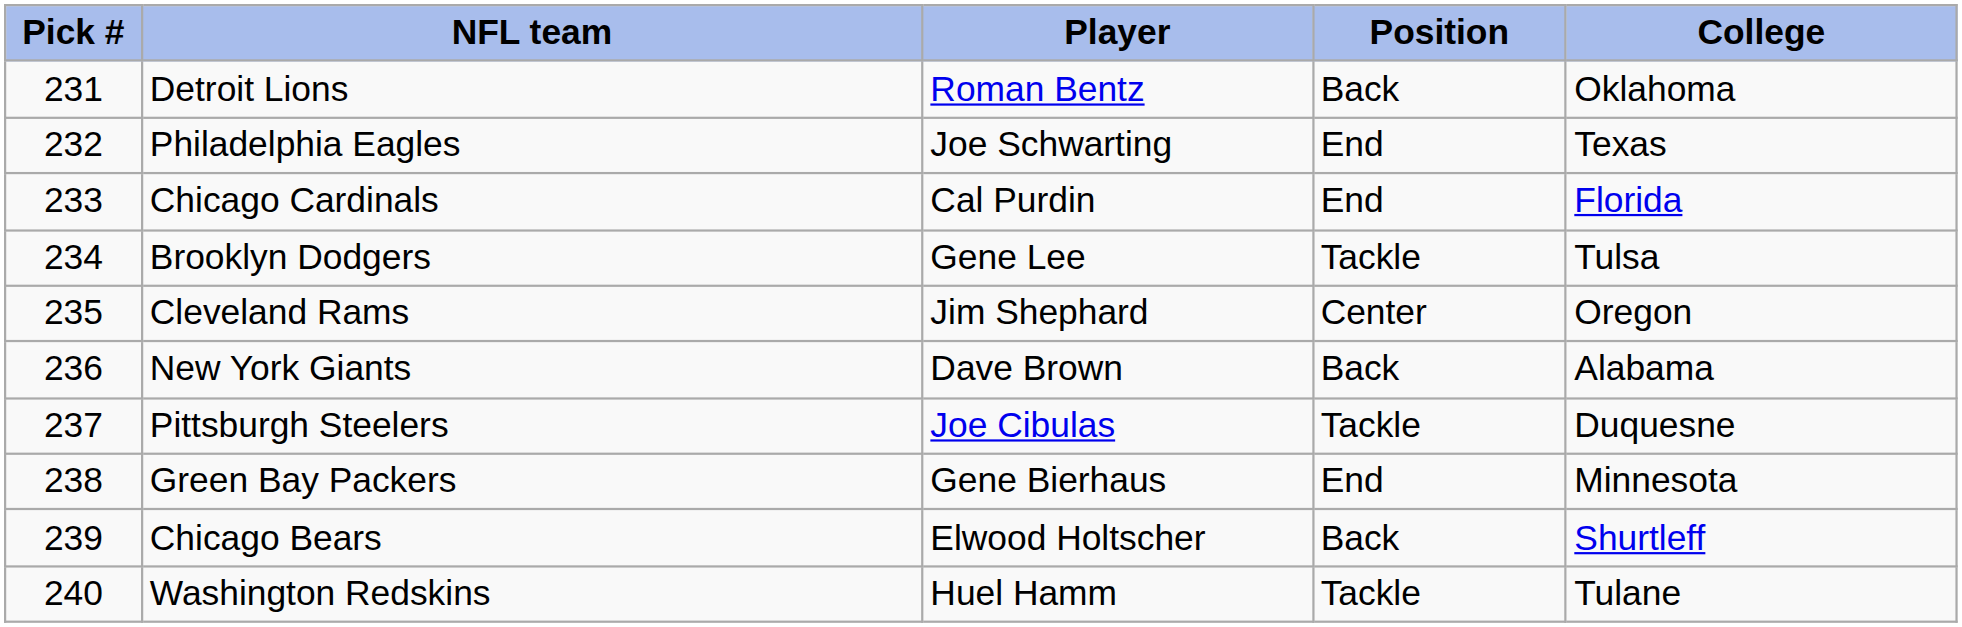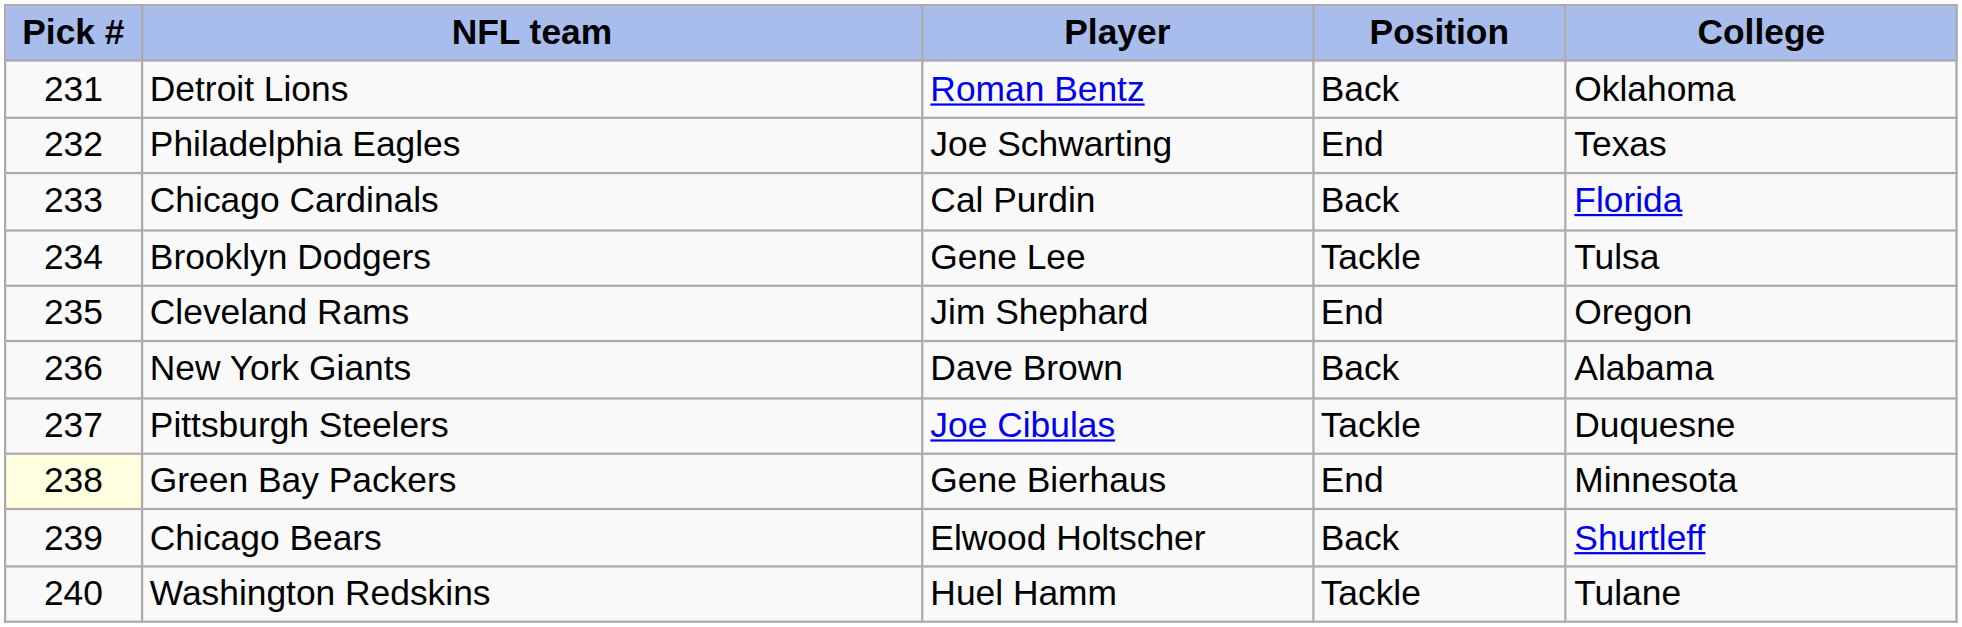(1352, 200) End -> (1360, 200) Back
(1374, 312) Center -> (1352, 312) End
(73, 481) no background -> (73, 481) lightyellow background
